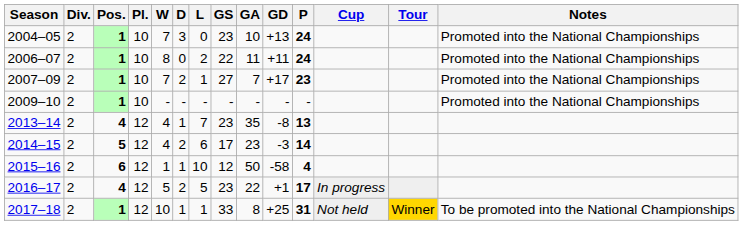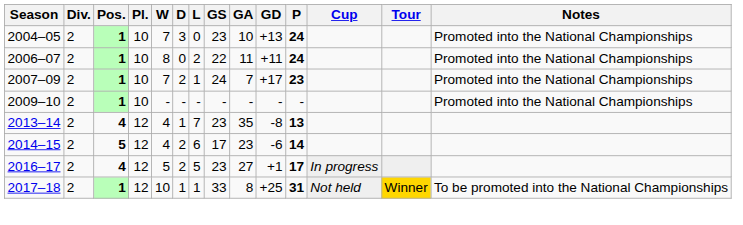(226, 79) 27 -> (219, 79) 24
(283, 144) -3 -> (277, 144) -6
- row: (34, 166)
(253, 187) 22 -> (246, 166) 27
